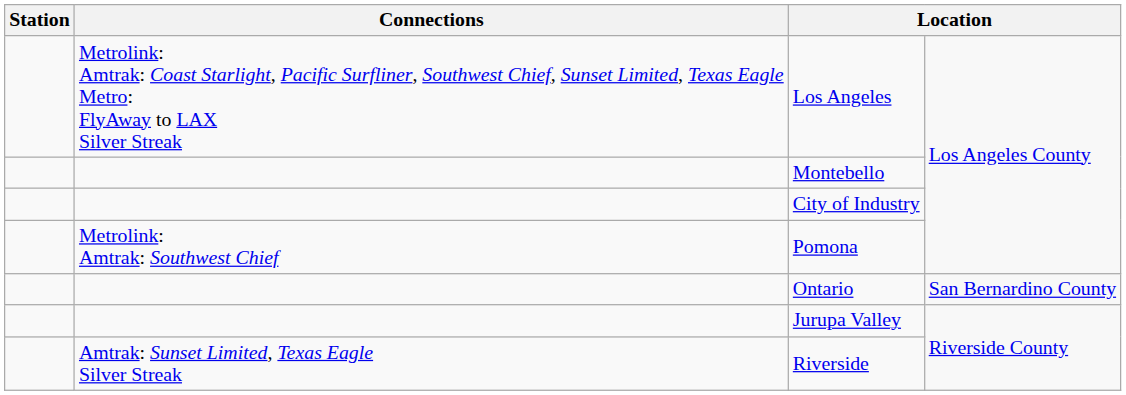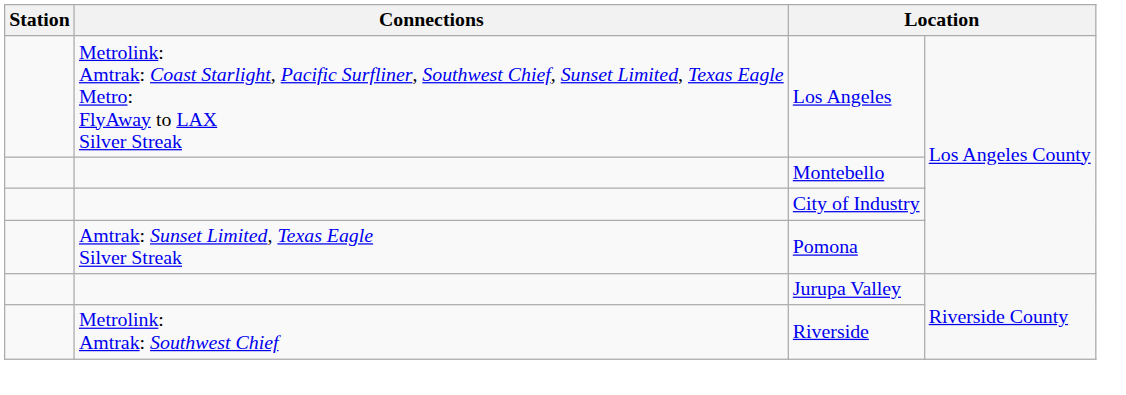(179, 246) Metrolink: Amtrak: Southwest Chief -> (226, 246) Amtrak: Sunset Limited, Texas Eagle Silver Streak
- row: (823, 289)
(226, 363) Amtrak: Sunset Limited, Texas Eagle Silver Streak -> (179, 331) Metrolink: Amtrak: Southwest Chief
